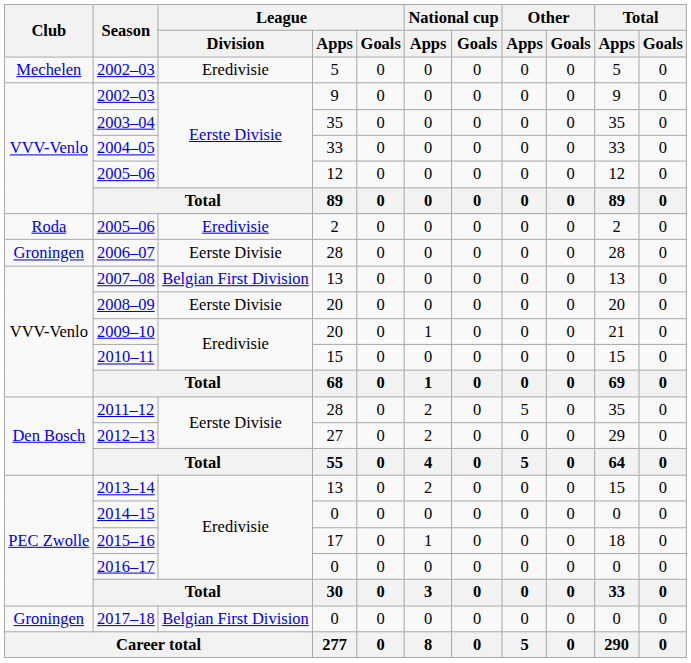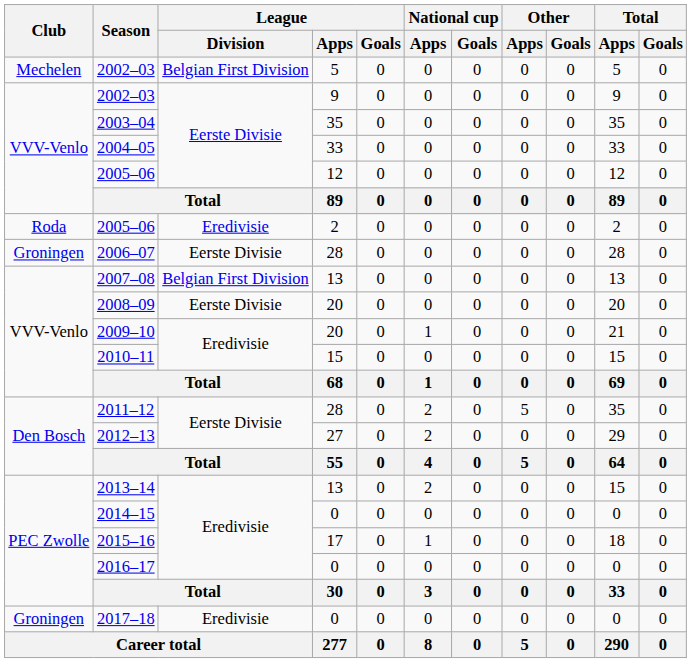(235, 69) Eredivisie -> (235, 69) Belgian First Division
(235, 618) Belgian First Division -> (235, 618) Eredivisie
